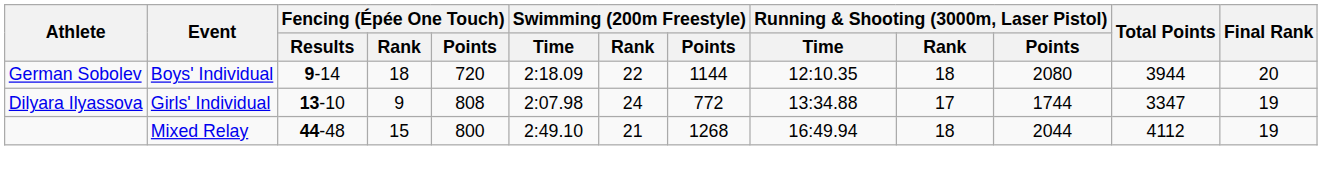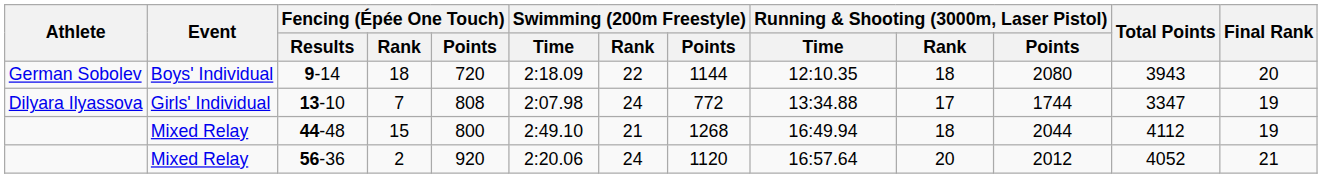(1166, 75) 3944 -> (1166, 75) 3943
(399, 103) 9 -> (399, 103) 7
+ row: (322, 159)
